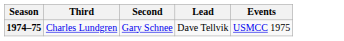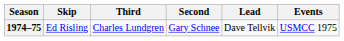+ column: (67, 12)
